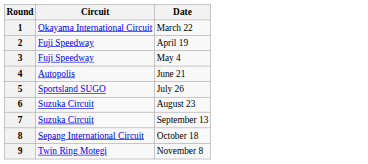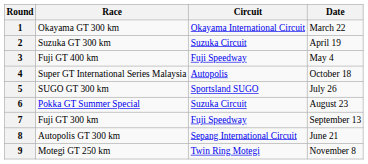+ column: (112, 12)
(66, 43) Fuji Speedway -> (219, 43) Suzuka Circuit
(171, 74) June 21 -> (330, 74) October 18
(66, 120) Suzuka Circuit -> (219, 120) Fuji Speedway
(178, 136) October 18 -> (324, 136) June 21
